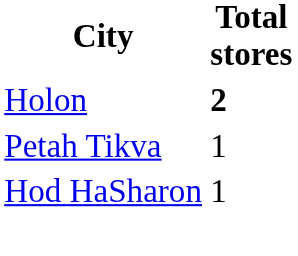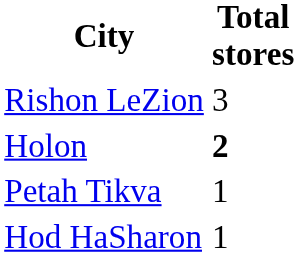+ row: (104, 100)
